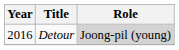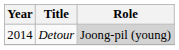(20, 34) 2016 -> (20, 34) 2014
